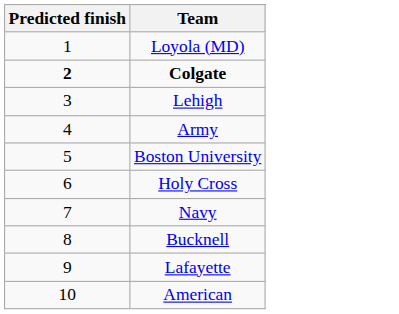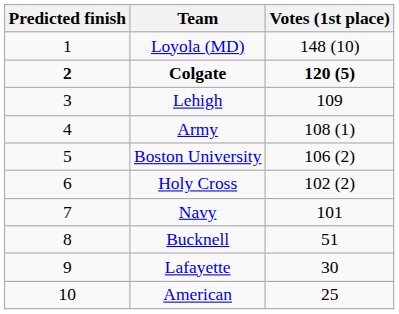+ column: (330, 18)
